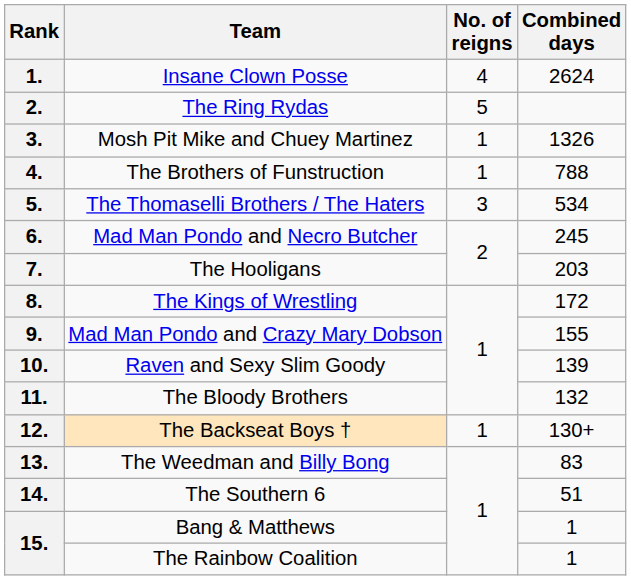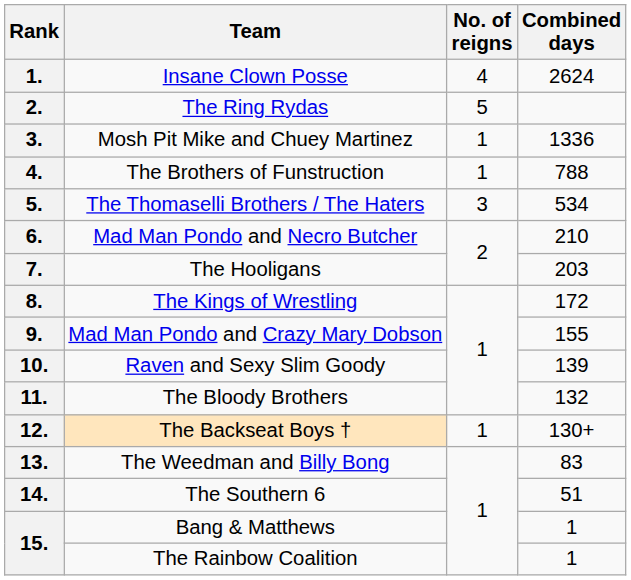(572, 140) 1326 -> (572, 140) 1336
(572, 236) 245 -> (572, 236) 210
